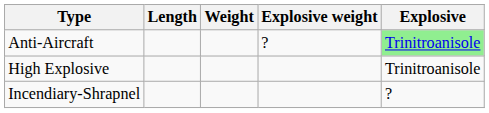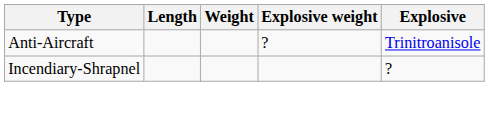(433, 42) lightgreen background -> (433, 42) no background
- row: (59, 68)
